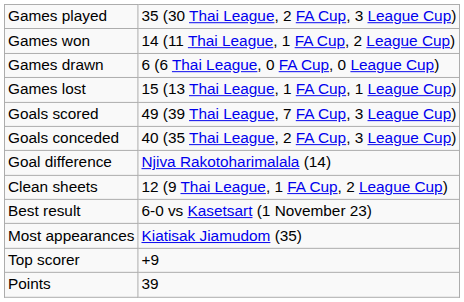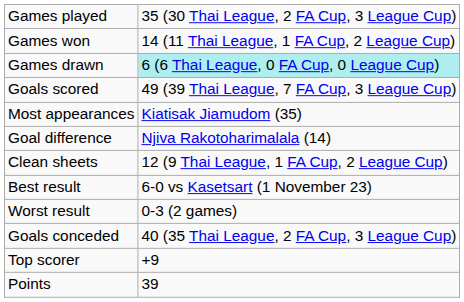(290, 65) no background -> (290, 65) paleturquoise background
- row: (47, 89)
rows swapped: (64, 138) <-> (71, 235)
+ row: (49, 211)
